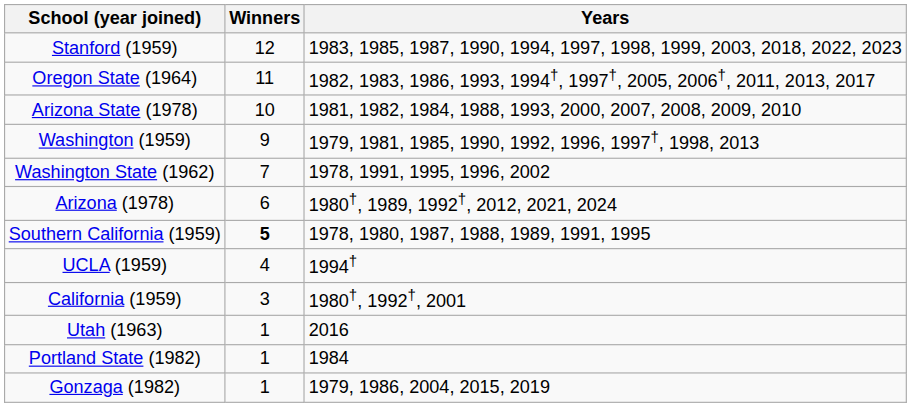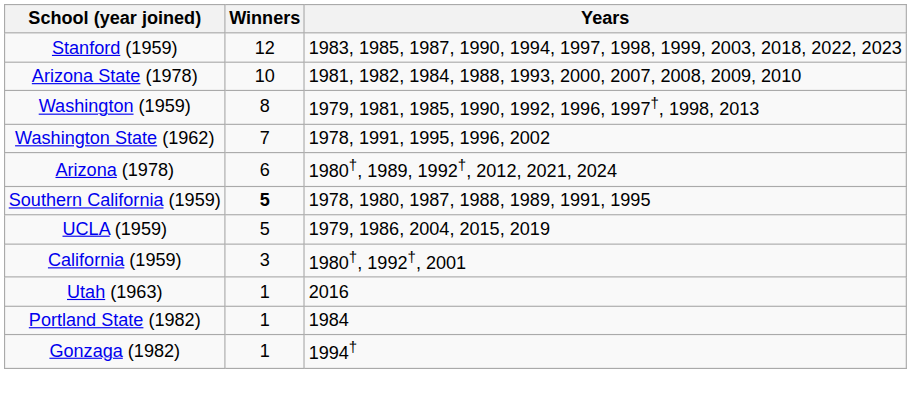- row: (115, 78)
(265, 140) 9 -> (265, 107) 8
(265, 265) 4 -> (265, 229) 5
(333, 265) 1994† -> (429, 229) 1979, 1986, 2004, 2015, 2019
(429, 387) 1979, 1986, 2004, 2015, 2019 -> (333, 351) 1994†
